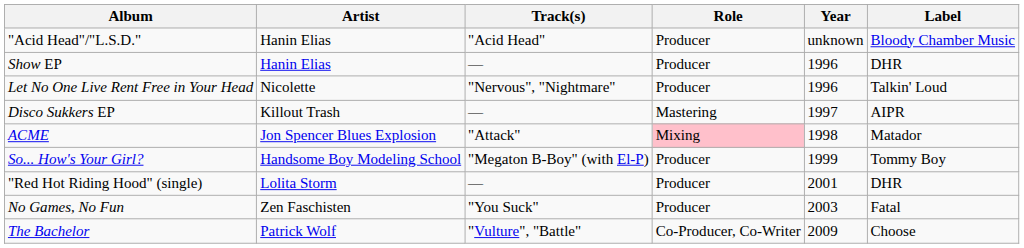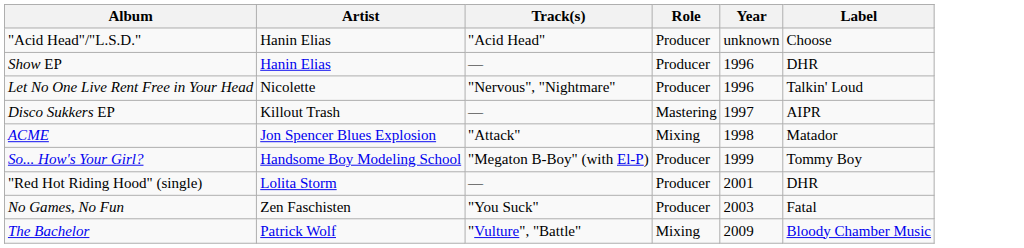(943, 40) Bloody Chamber Music -> (809, 40) Choose
(678, 135) pink background -> (678, 135) no background
(728, 231) Co-Producer, Co-Writer -> (678, 231) Mixing
(893, 231) Choose -> (859, 231) Bloody Chamber Music
